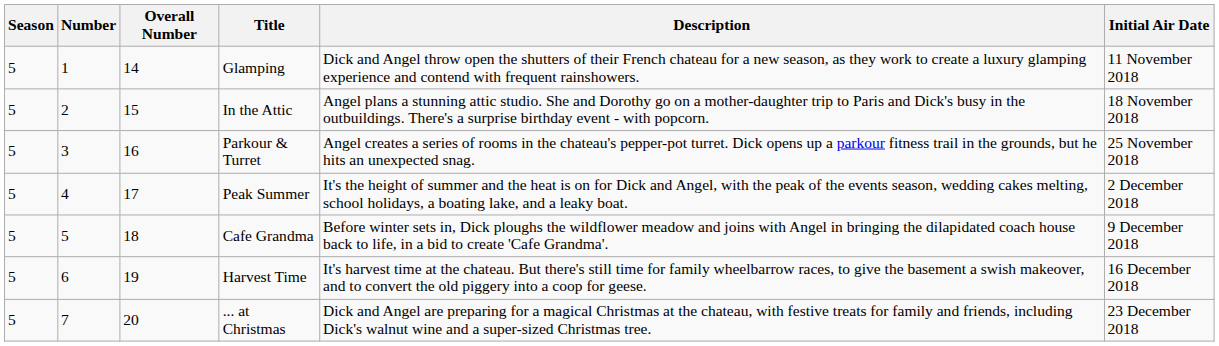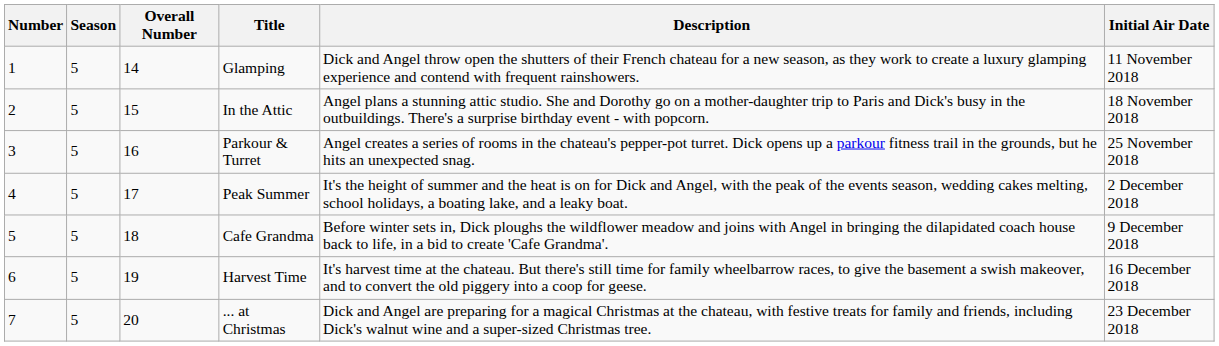columns swapped: (31, 25) <-> (89, 25)
